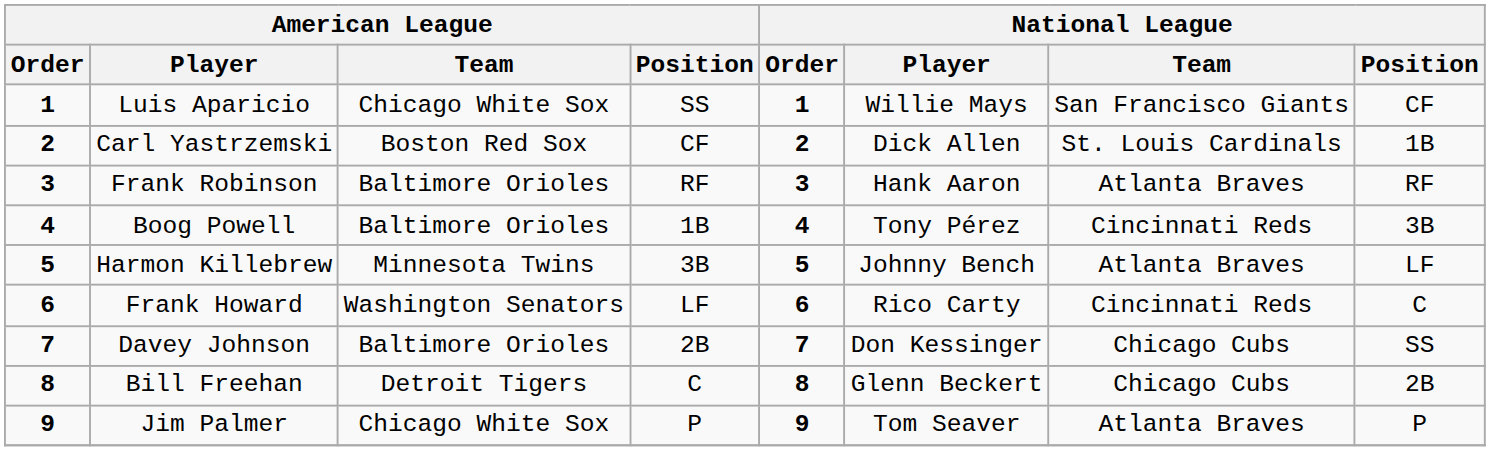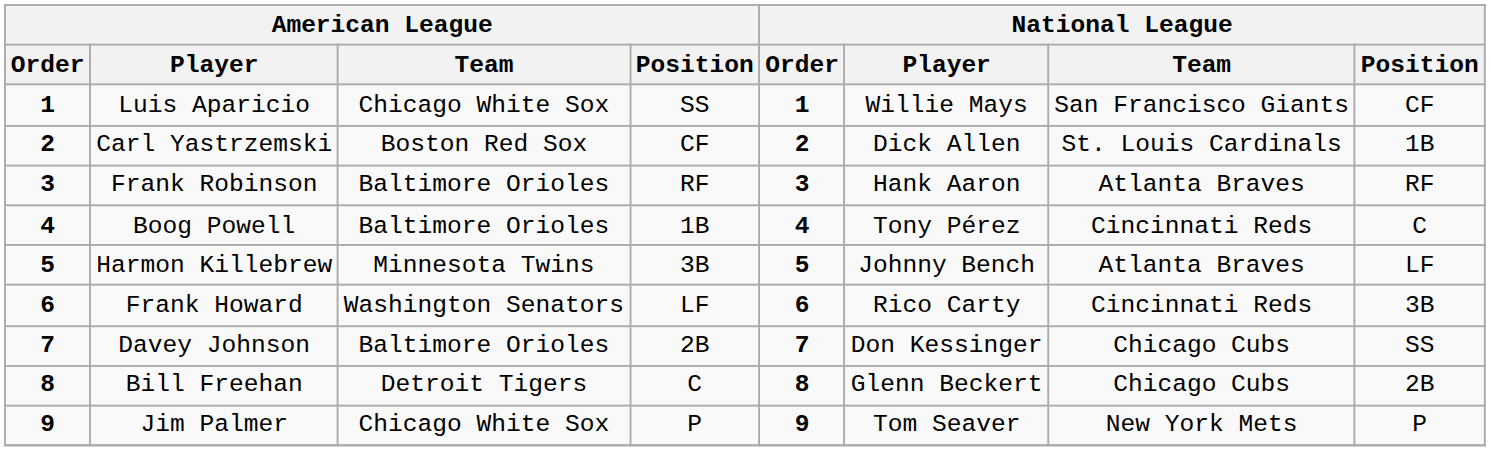(1420, 225) 3B -> (1420, 225) C
(1420, 305) C -> (1420, 305) 3B
(1202, 425) Atlanta Braves -> (1202, 425) New York Mets
